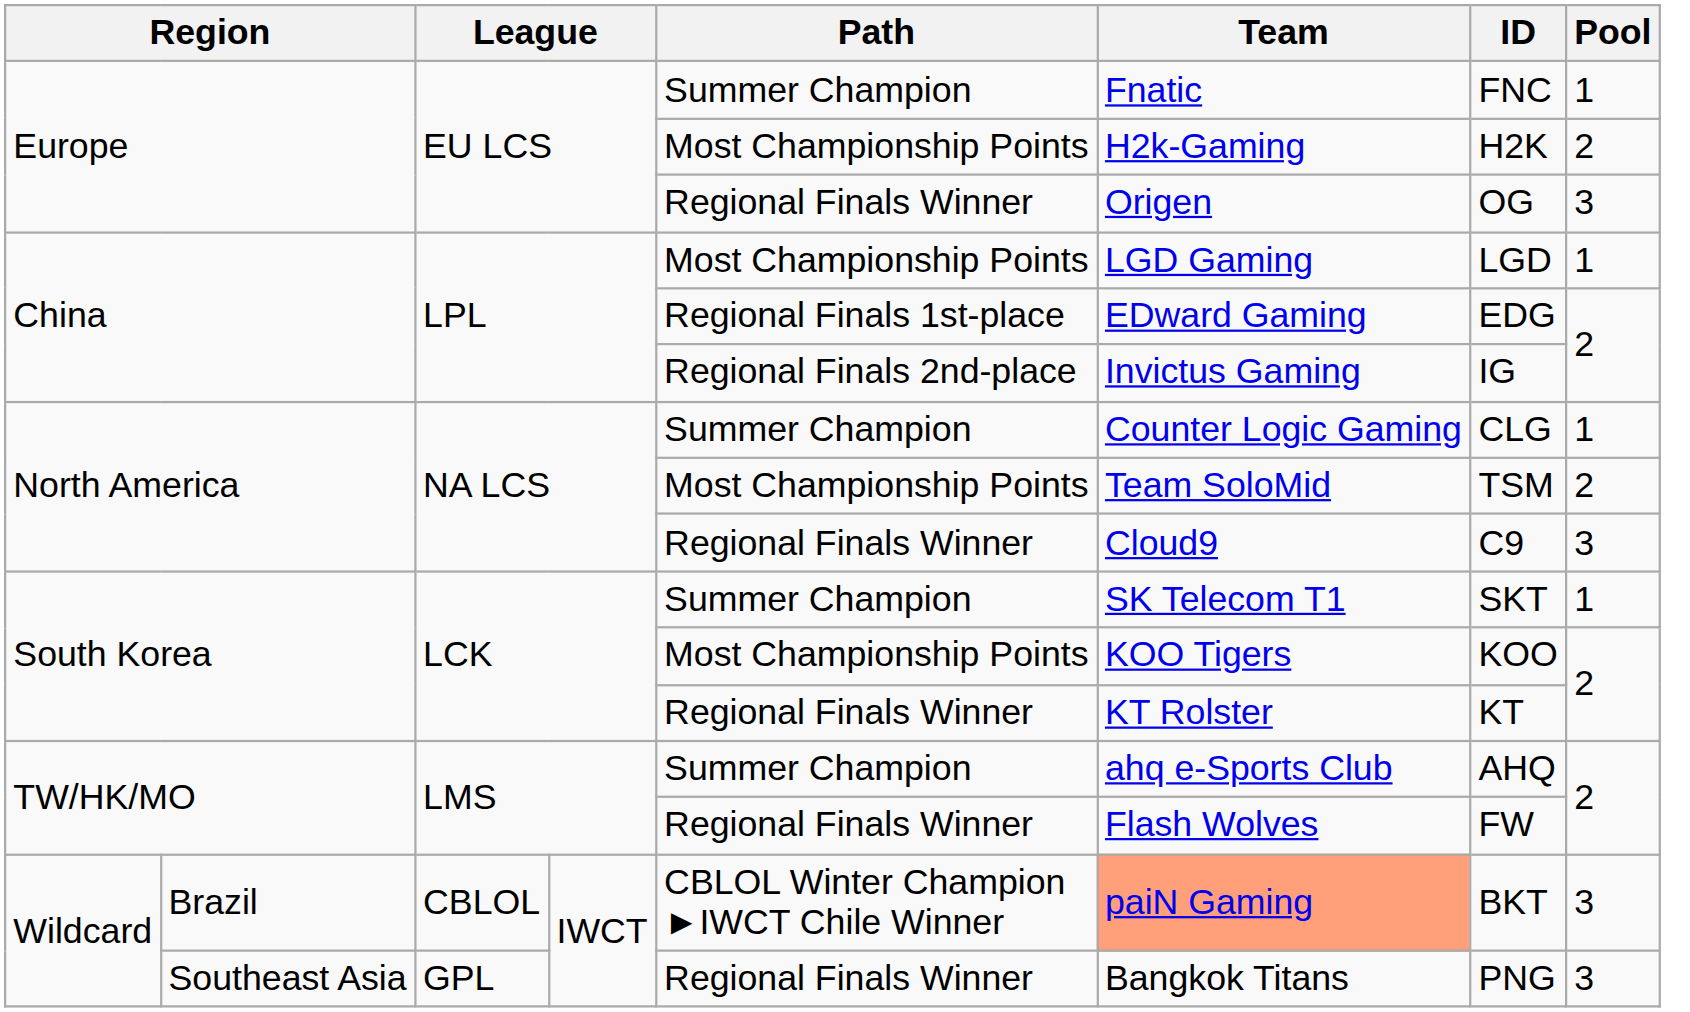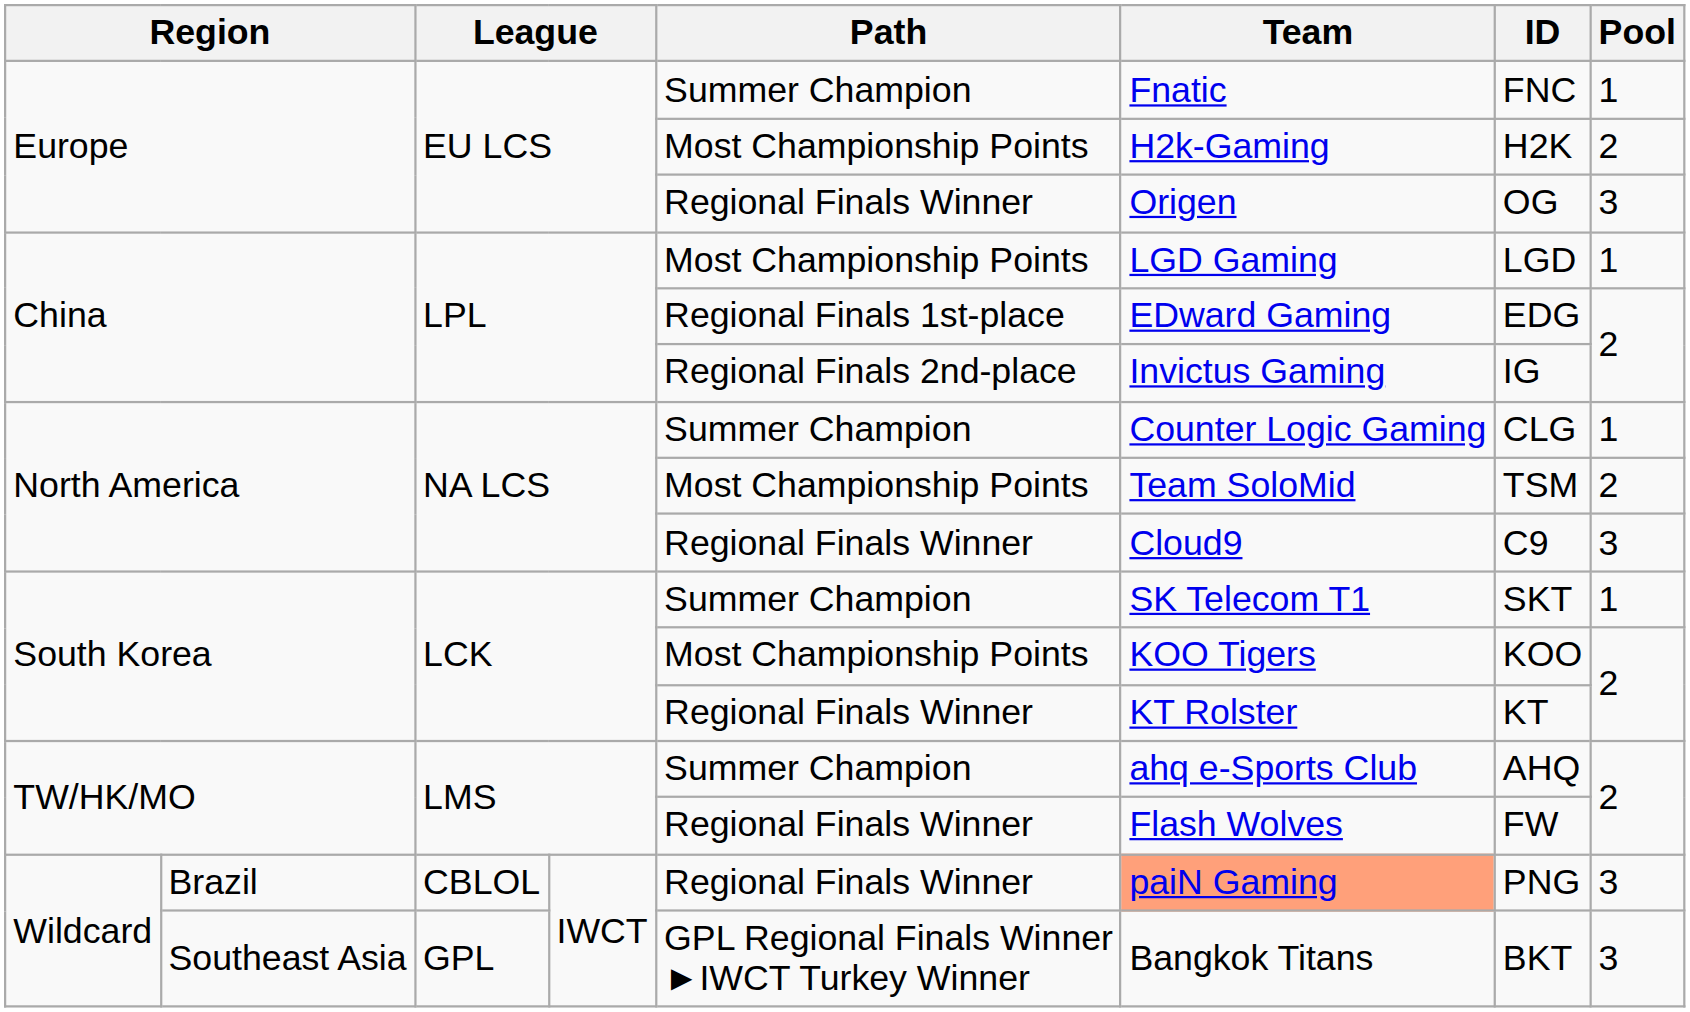(865, 901) CBLOL Winter Champion ►IWCT Chile Winner -> (849, 881) Regional Finals Winner
(1513, 901) BKT -> (1542, 881) PNG
(849, 978) Regional Finals Winner -> (889, 958) GPL Regional Finals Winner ►IWCT Turkey Winner
(1517, 978) PNG -> (1538, 958) BKT
